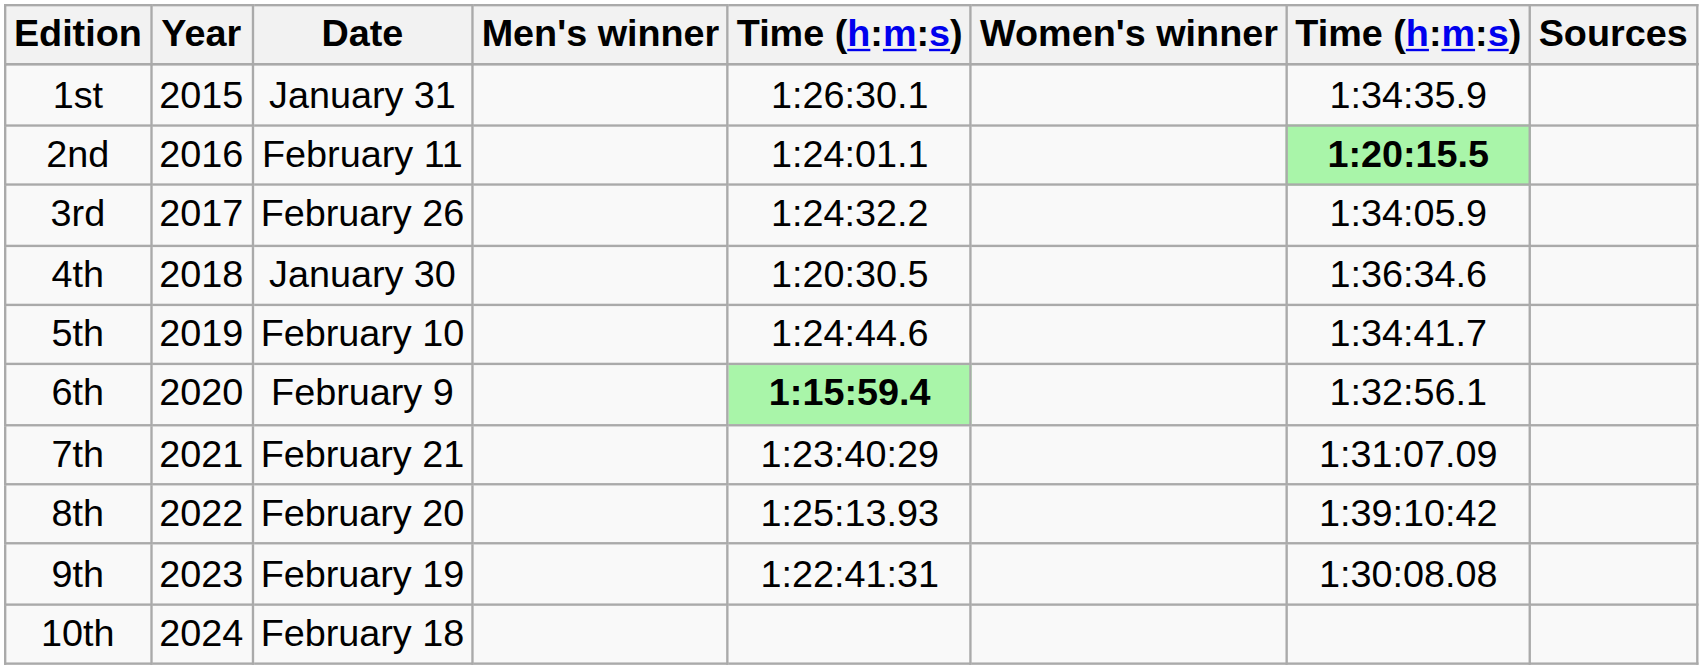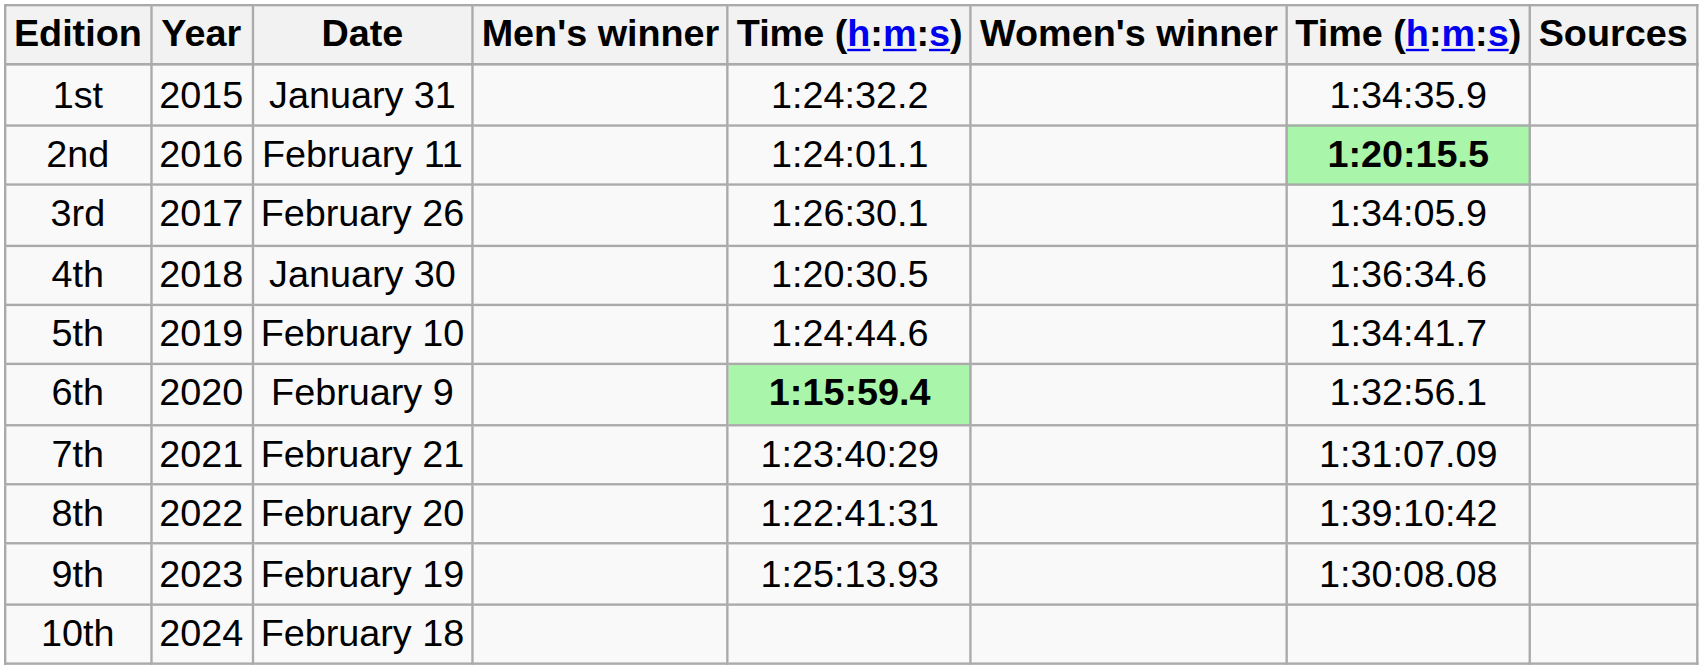(850, 94) 1:26:30.1 -> (850, 94) 1:24:32.2
(850, 214) 1:24:32.2 -> (850, 214) 1:26:30.1
(850, 513) 1:25:13.93 -> (850, 513) 1:22:41:31
(850, 573) 1:22:41:31 -> (850, 573) 1:25:13.93
